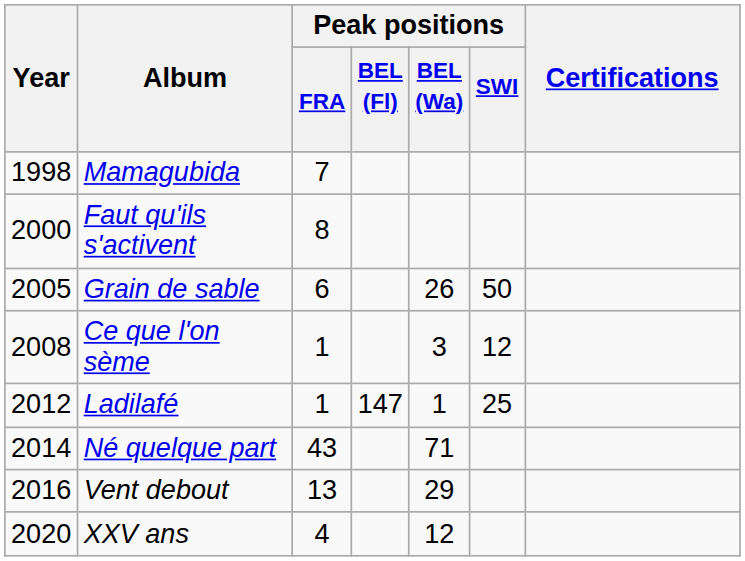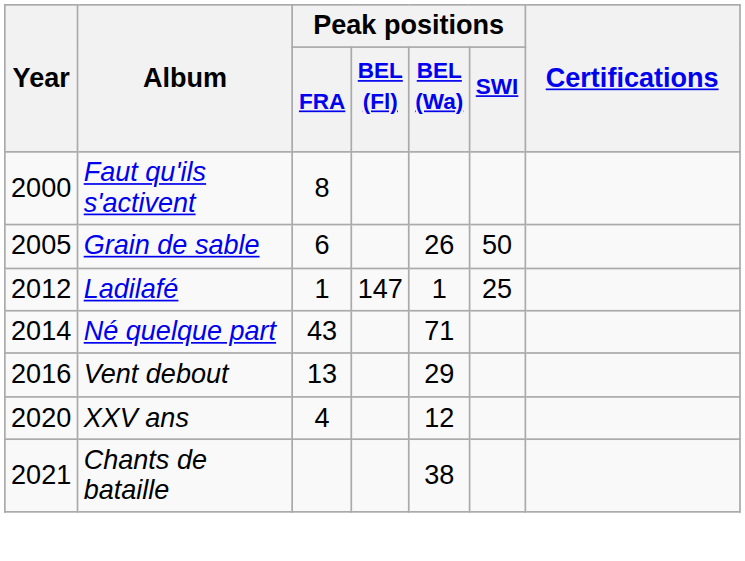- row: (162, 172)
- row: (152, 346)
+ row: (145, 475)
